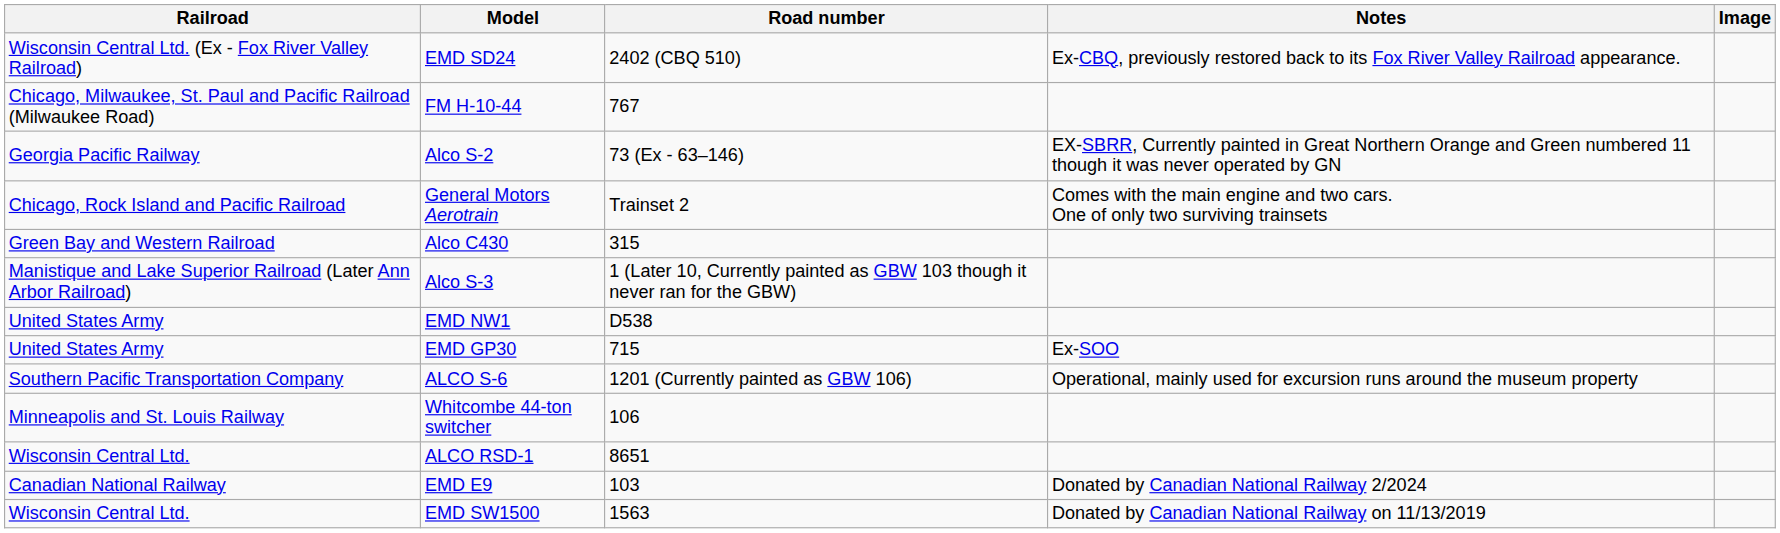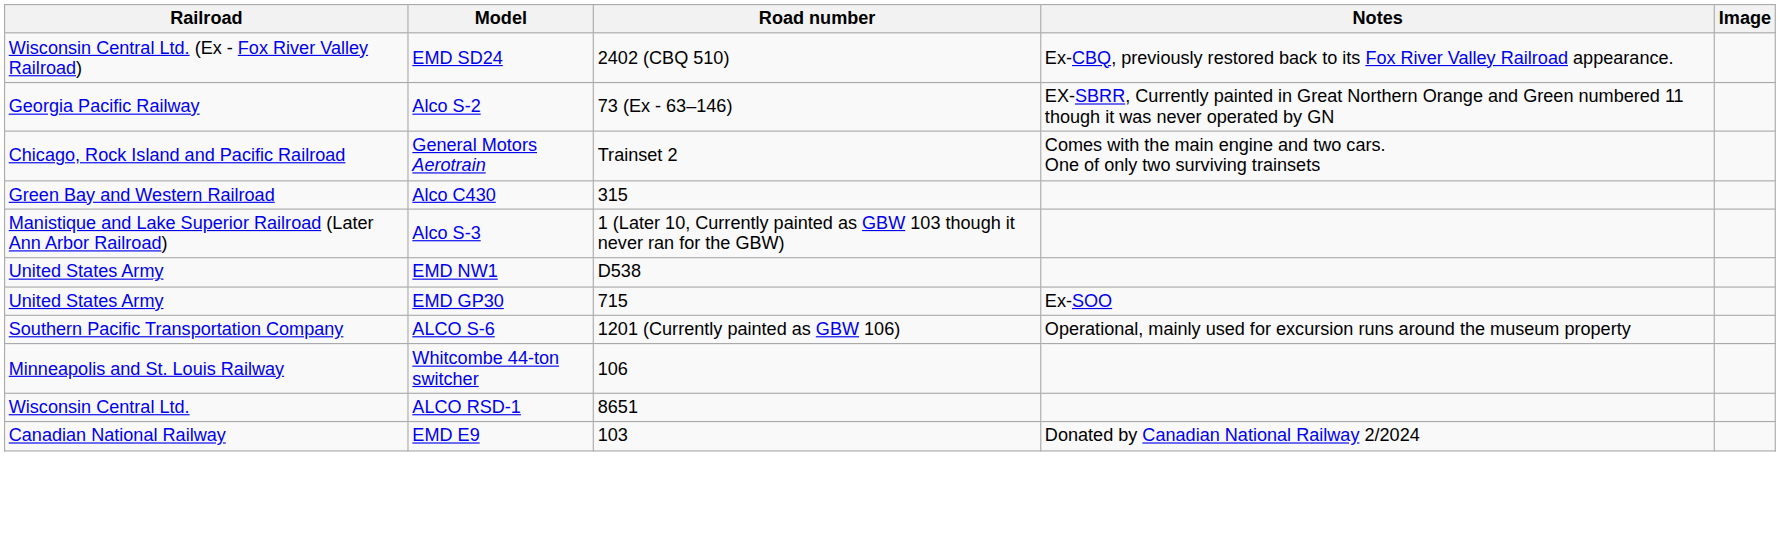- row: (473, 106)
- row: (482, 513)
